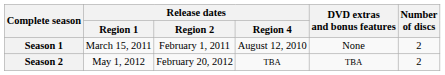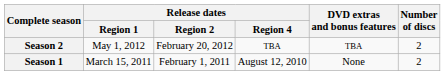rows swapped: (44, 45) <-> (44, 62)
